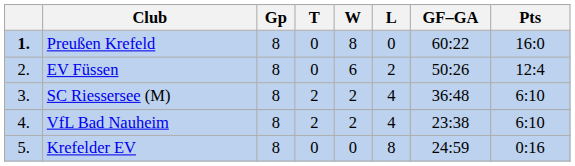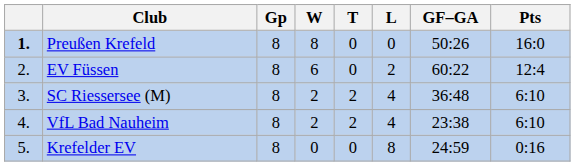columns swapped: (353, 17) <-> (314, 17)
(450, 43) 60:22 -> (450, 43) 50:26
(450, 69) 50:26 -> (450, 69) 60:22
